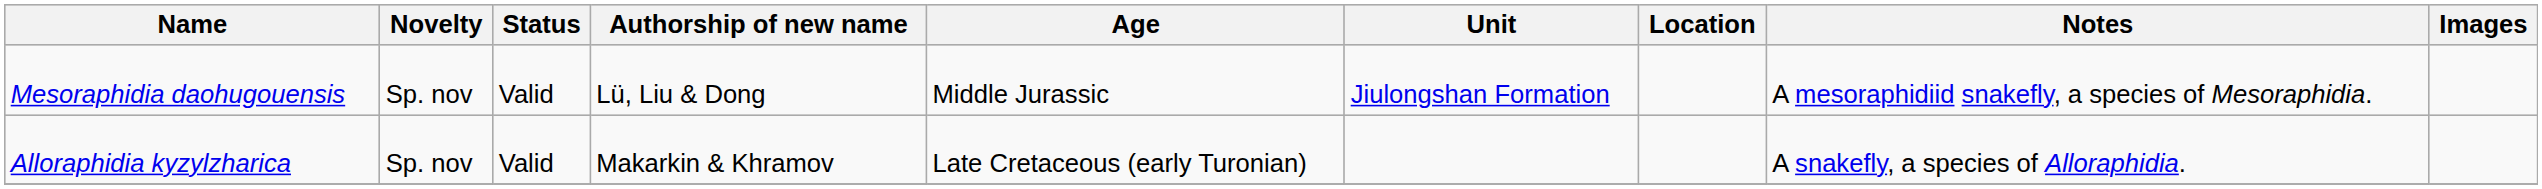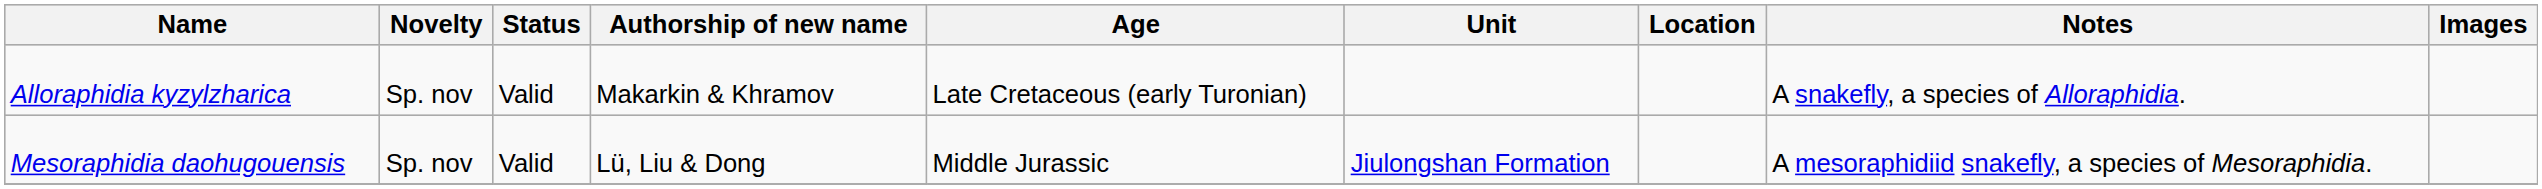rows swapped: (151, 163) <-> (178, 94)
